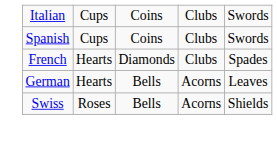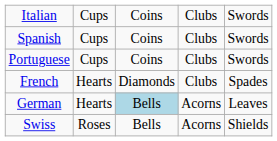+ row: (39, 59)
(147, 81) no background -> (147, 103) lightblue background
